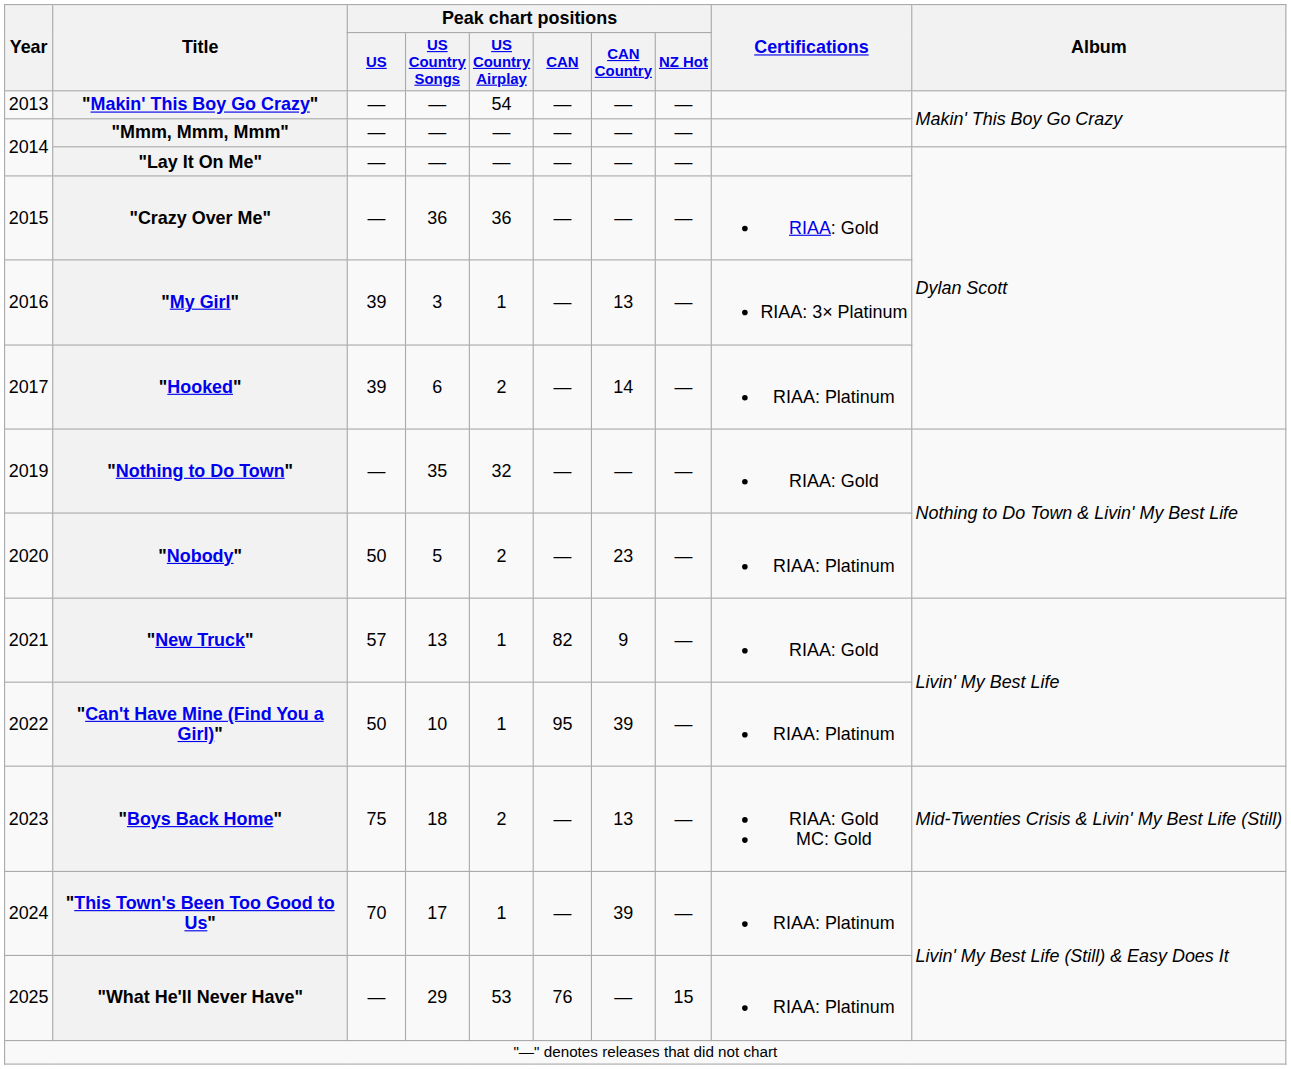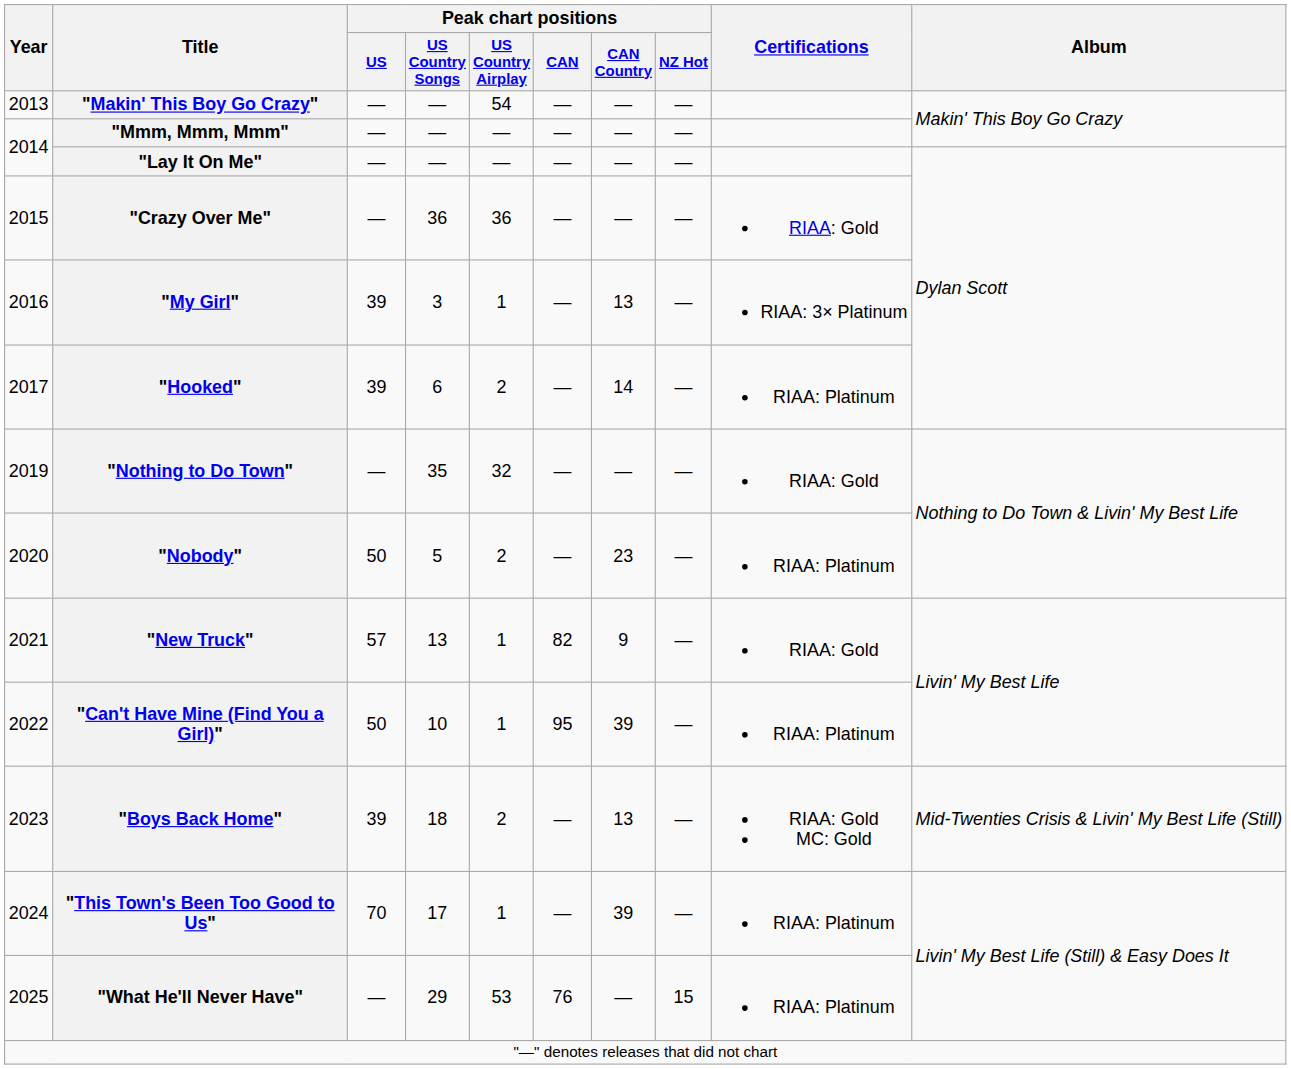(376, 818) 75 -> (376, 818) 39
